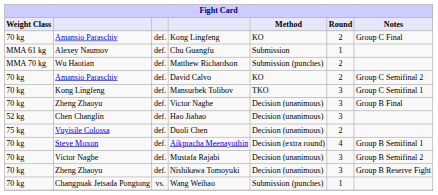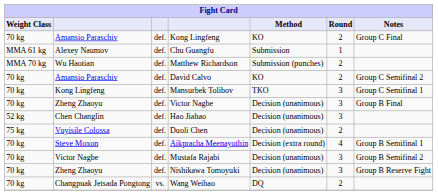(288, 183) Submission (punches) -> (258, 183) DQ
(340, 183) 1 -> (340, 183) 2
